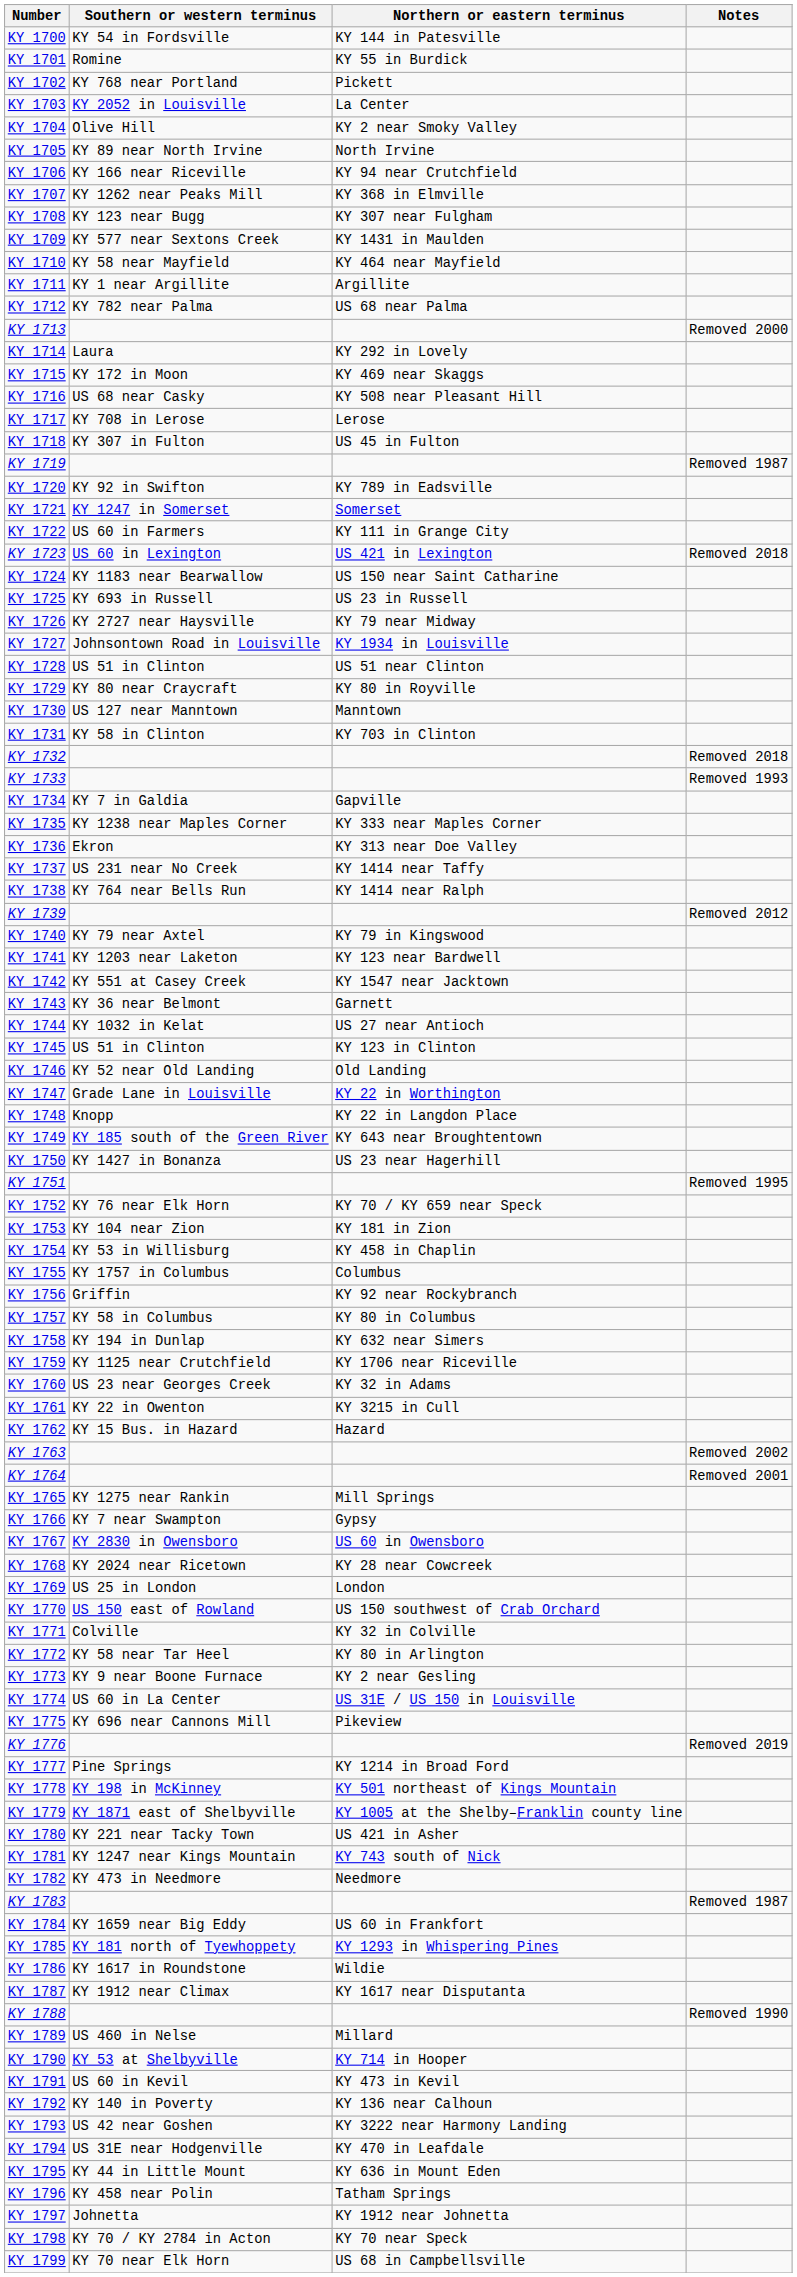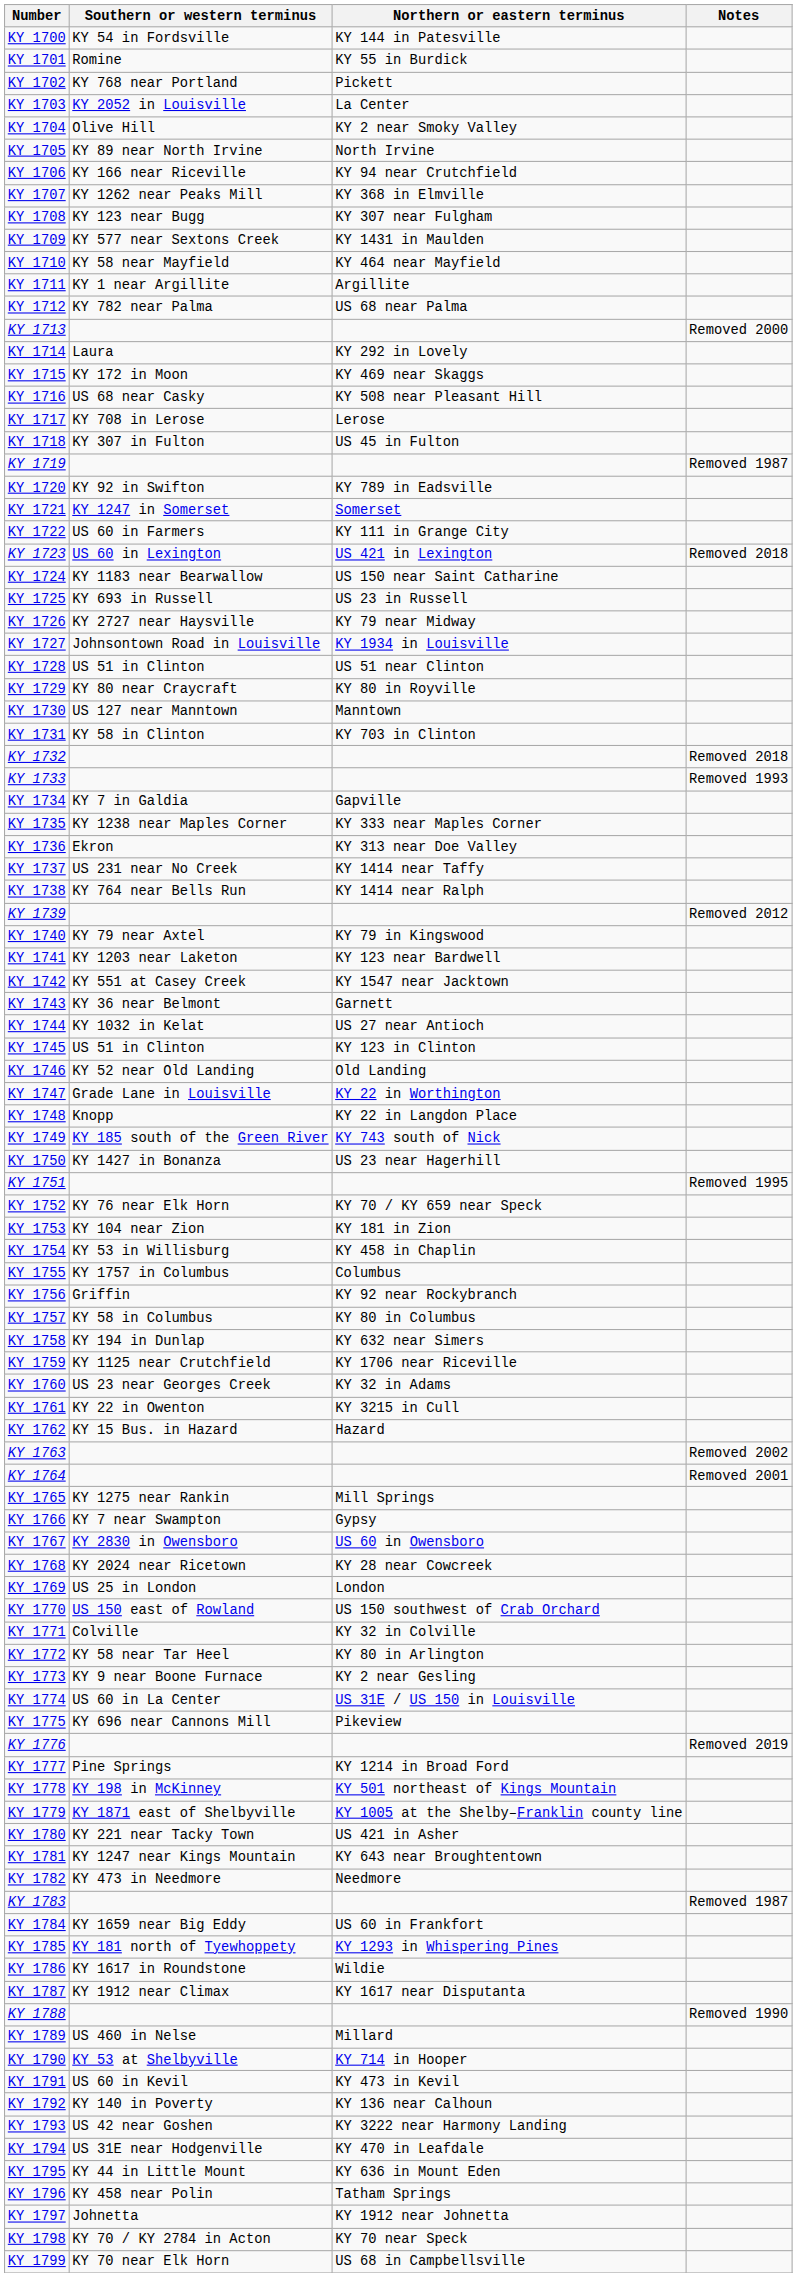(439, 1139) KY 643 near Broughtentown -> (418, 1139) KY 743 south of Nick
(418, 1857) KY 743 south of Nick -> (439, 1857) KY 643 near Broughtentown
